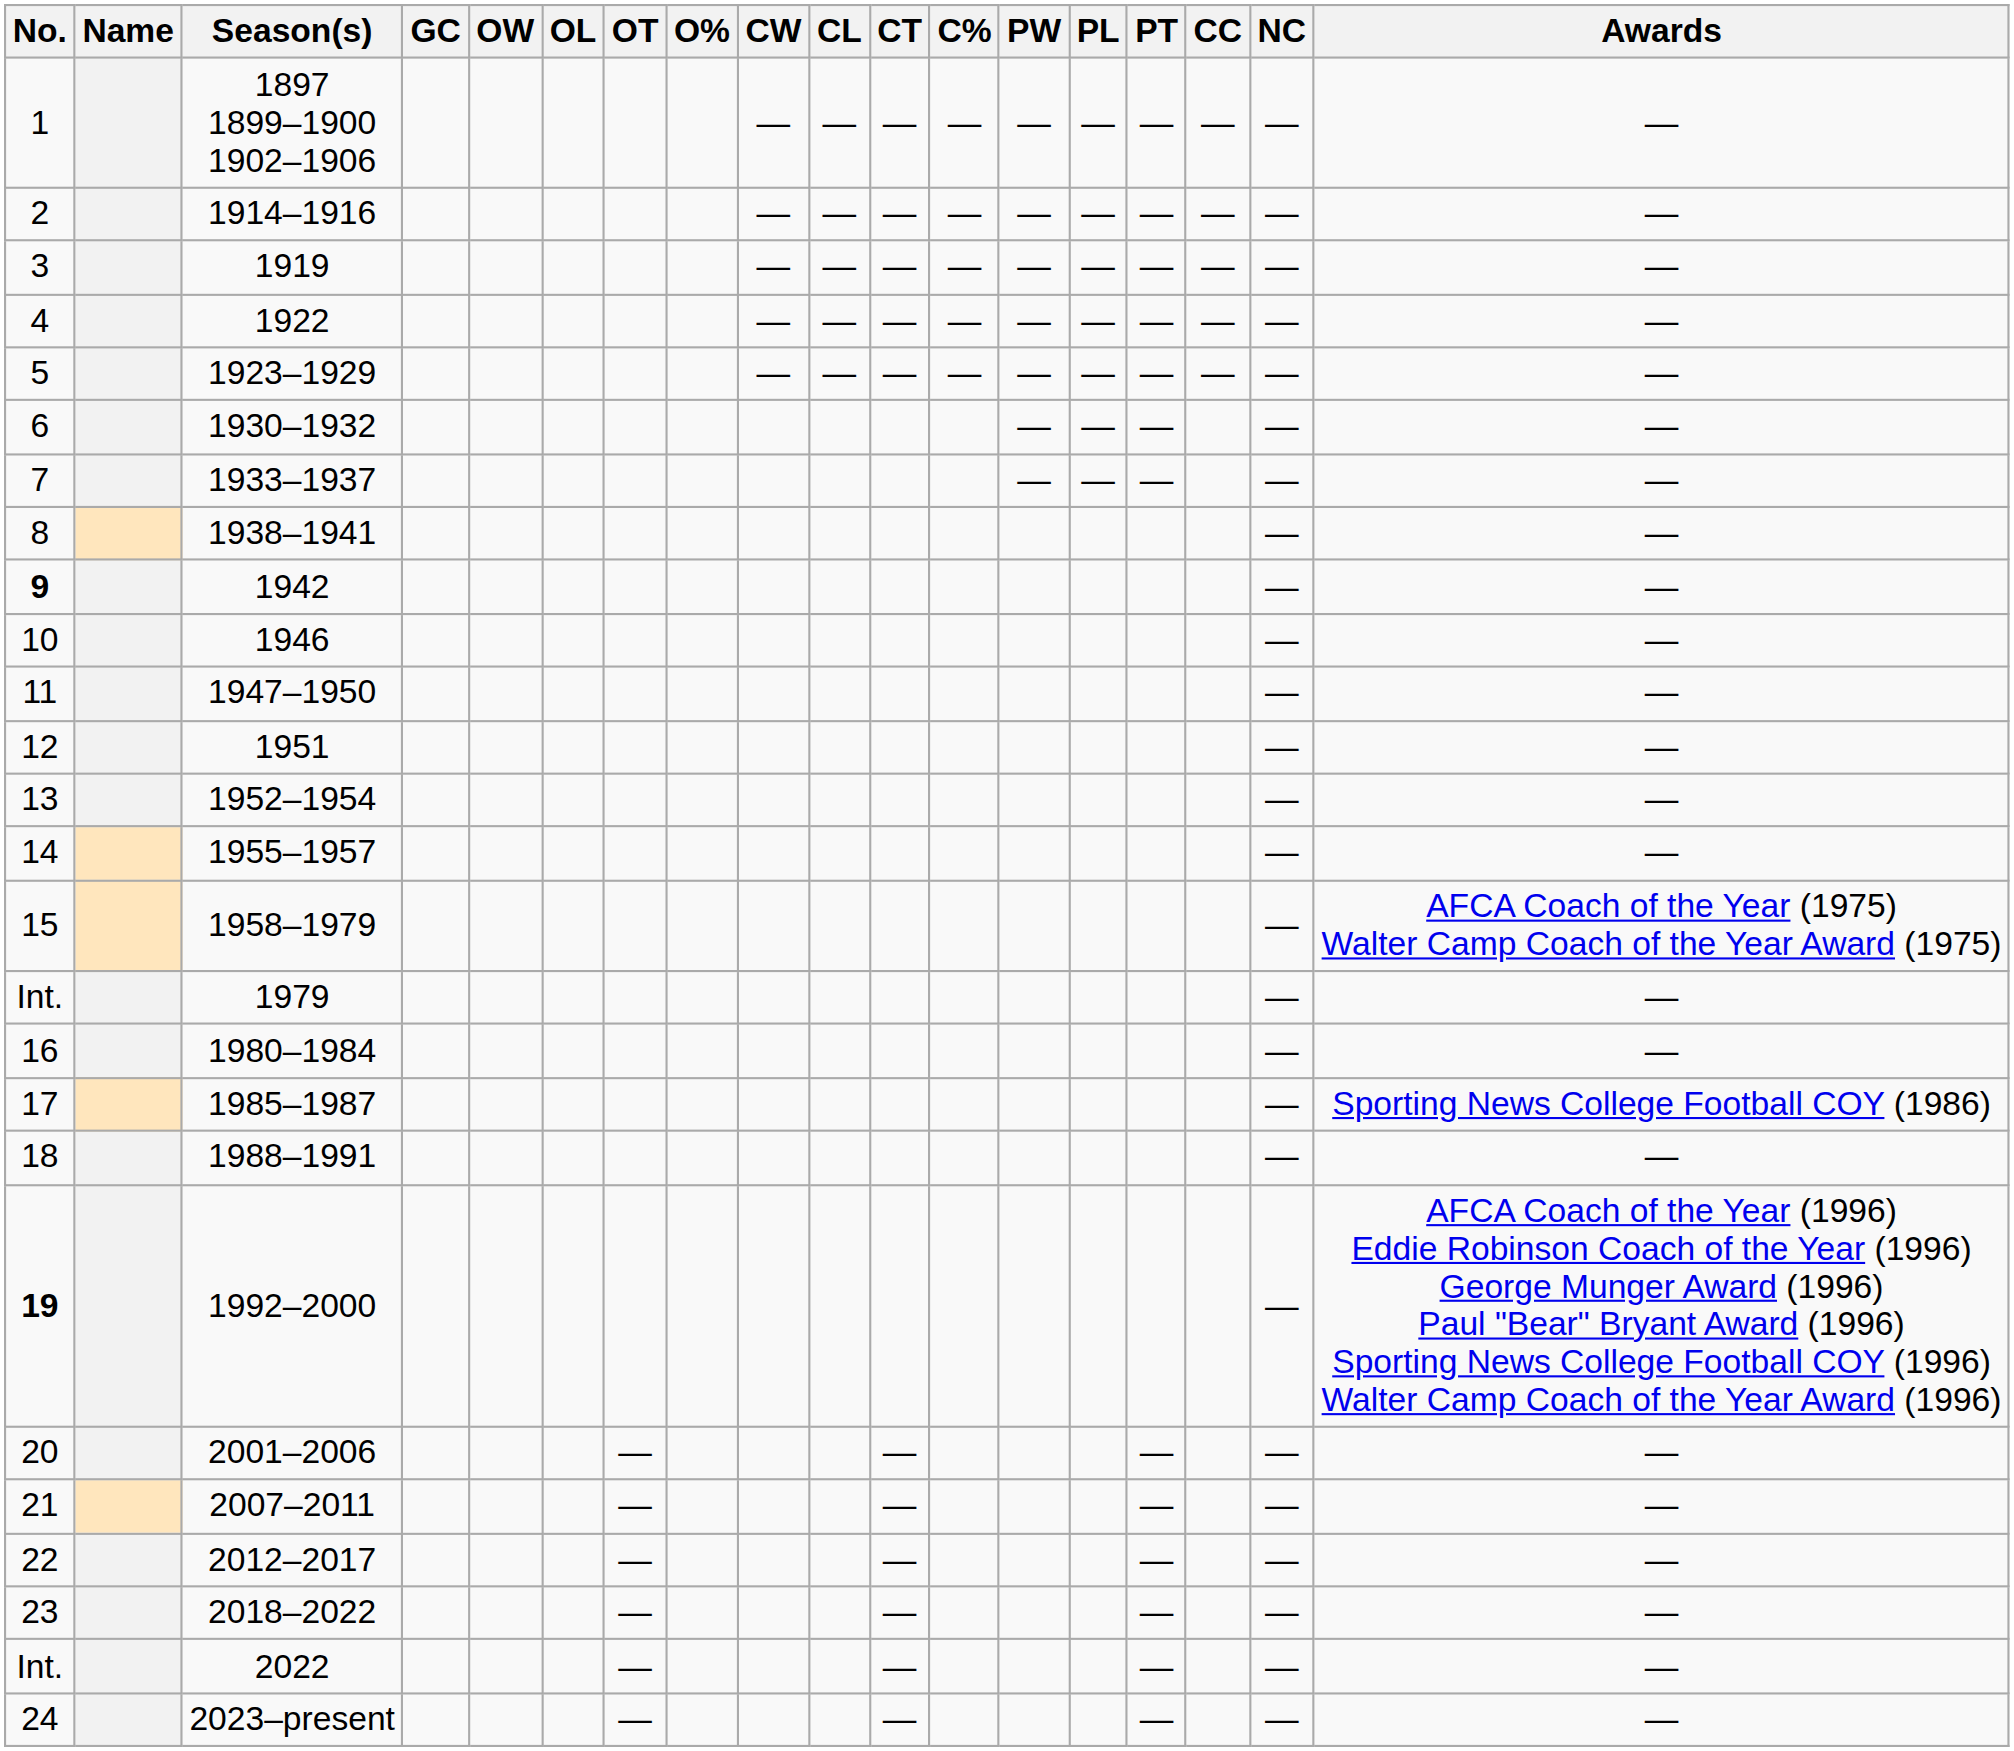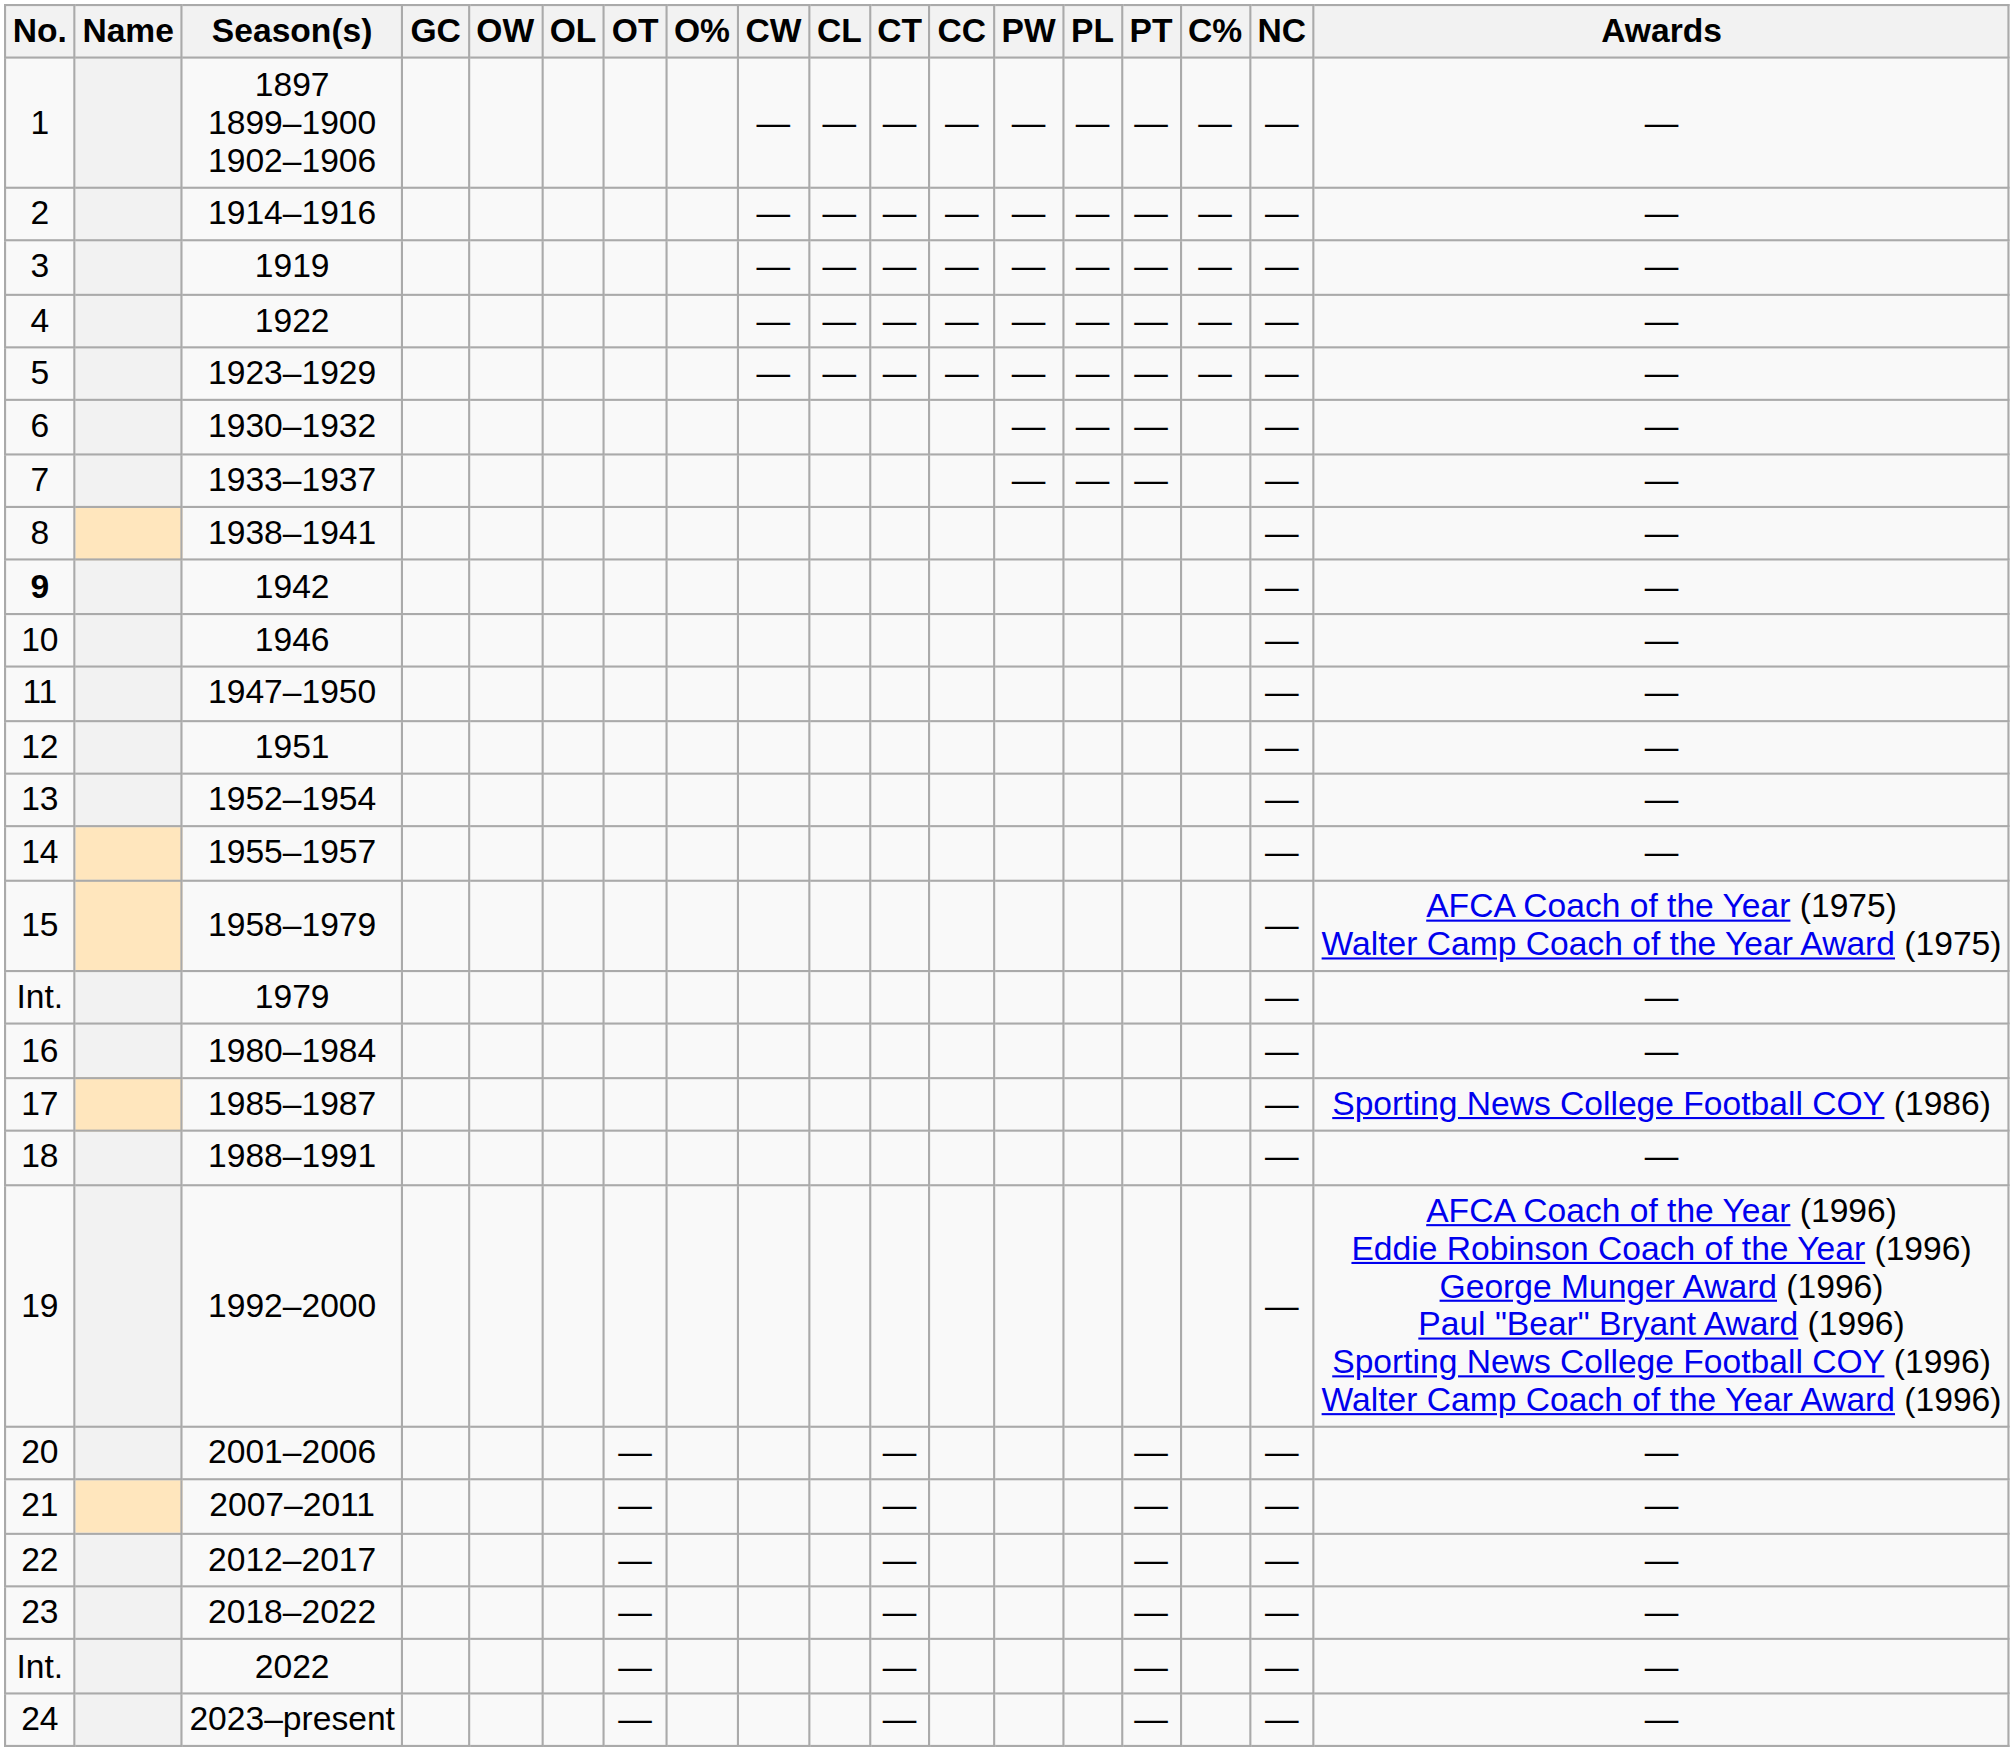columns swapped: (965, 31) <-> (1218, 31)
(40, 1304) bold -> (40, 1304) normal
